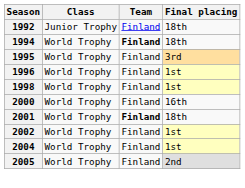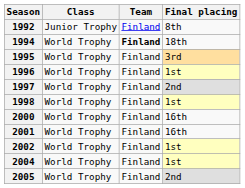(176, 27) 18th -> (173, 27) 8th
+ row: (23, 87)
(141, 117) bold -> (141, 132) normal
(176, 117) 18th -> (176, 132) 16th
